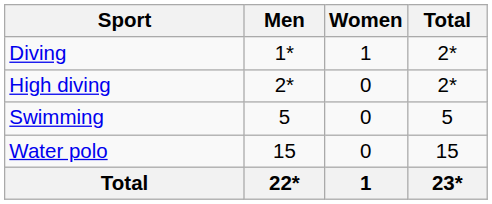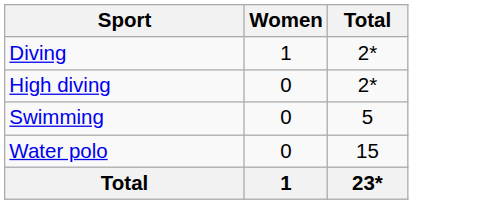- column: (284, 20)
